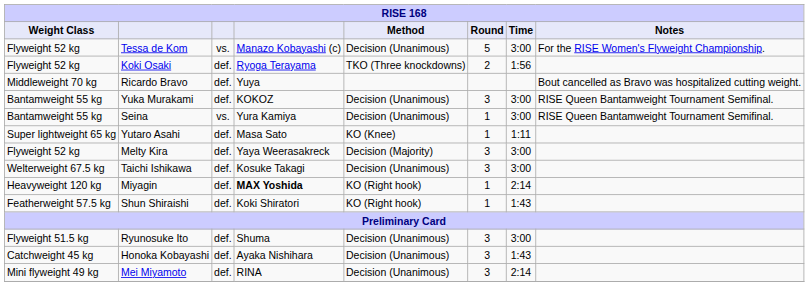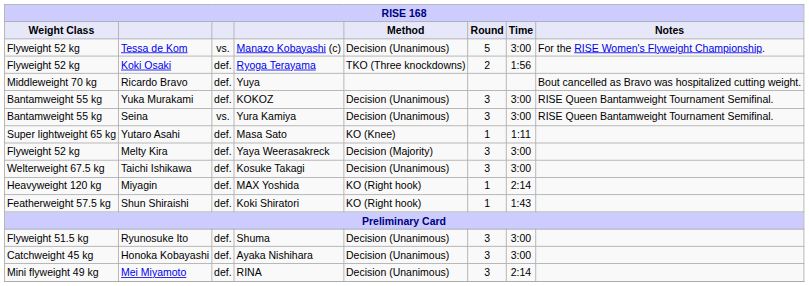(487, 117) 1 -> (487, 117) 3
(270, 186) bold -> (268, 186) normal
(521, 255) 1:43 -> (521, 255) 3:00
